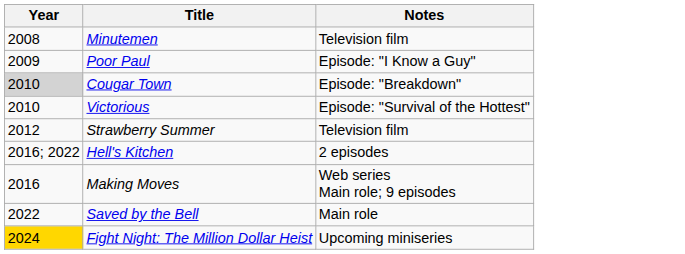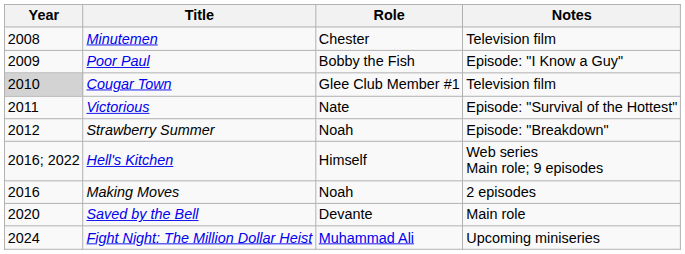+ column: (389, 15)
(390, 84) Episode: "Breakdown" -> (511, 84) Television film
(24, 107) 2010 -> (23, 107) 2011
(364, 130) Television film -> (537, 130) Episode: "Breakdown"
(354, 152) 2 episodes -> (535, 161) Web series Main role; 9 episodes
(387, 183) Web series Main role; 9 episodes -> (501, 191) 2 episodes
(24, 214) 2022 -> (24, 214) 2020
(24, 237) gold background -> (24, 237) no background
